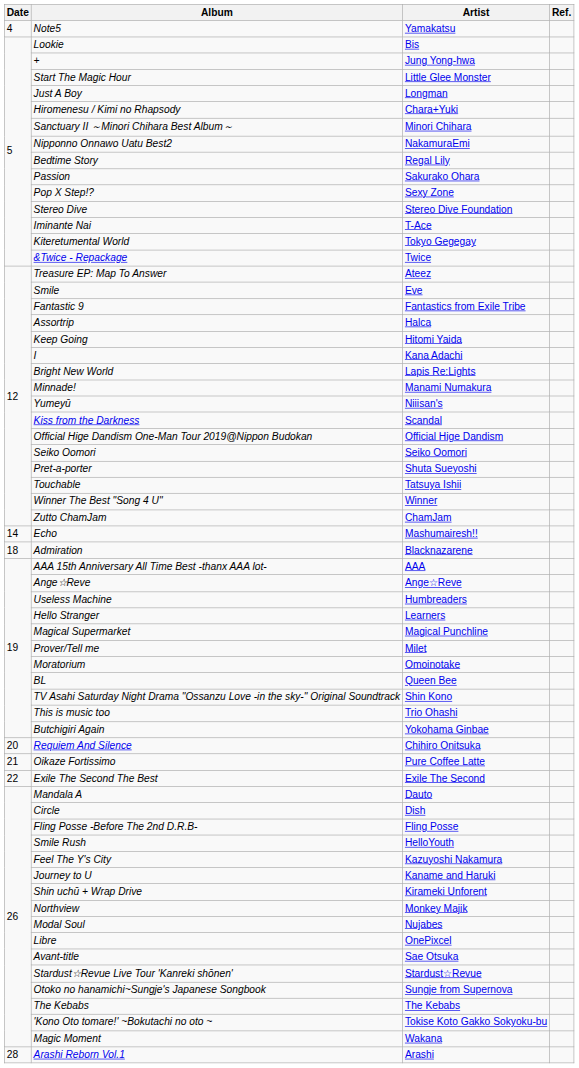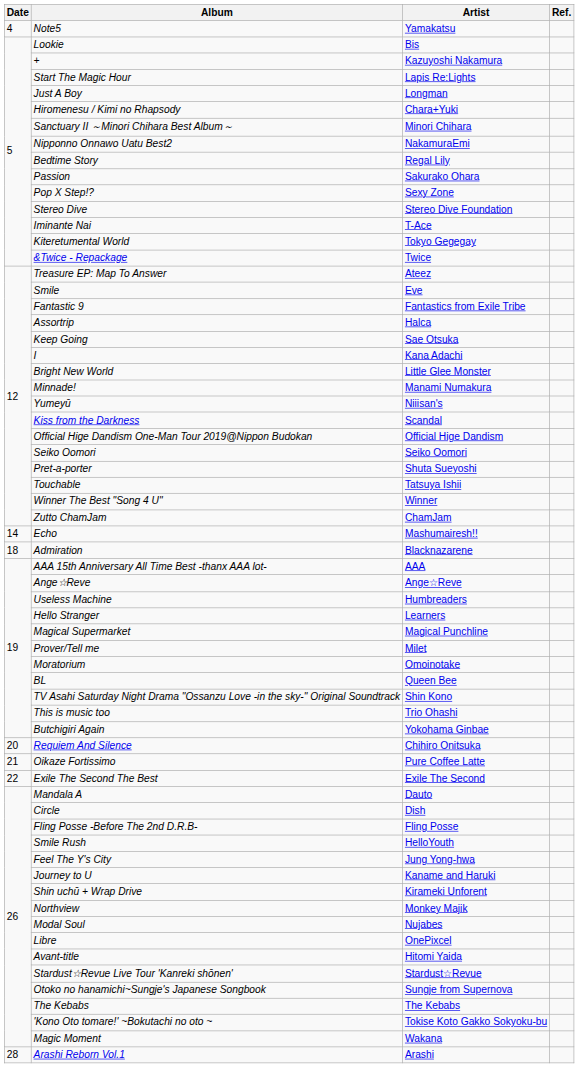(440, 61) Jung Yong-hwa -> (454, 61) Kazuyoshi Nakamura
(448, 77) Little Glee Monster -> (440, 77) Lapis Re:Lights
(433, 339) Hitomi Yaida -> (432, 339) Sae Otsuka
(440, 371) Lapis Re:Lights -> (448, 371) Little Glee Monster
(454, 859) Kazuyoshi Nakamura -> (440, 859) Jung Yong-hwa
(432, 957) Sae Otsuka -> (433, 957) Hitomi Yaida
